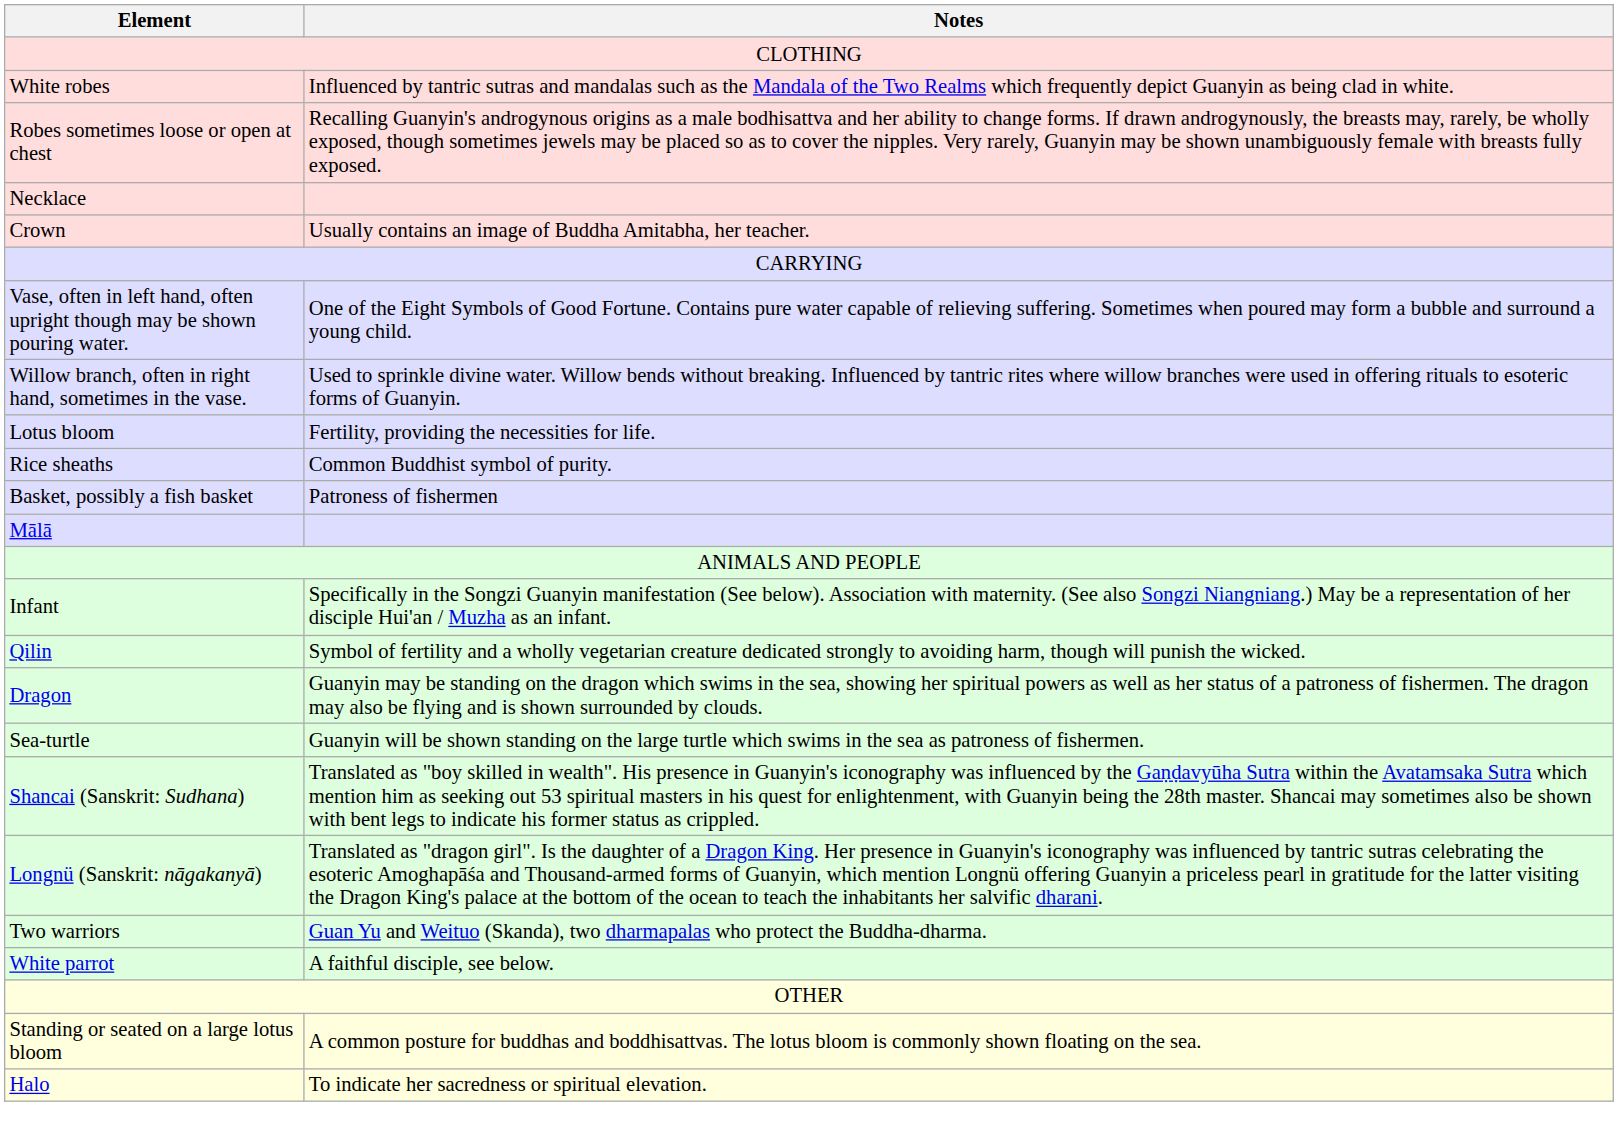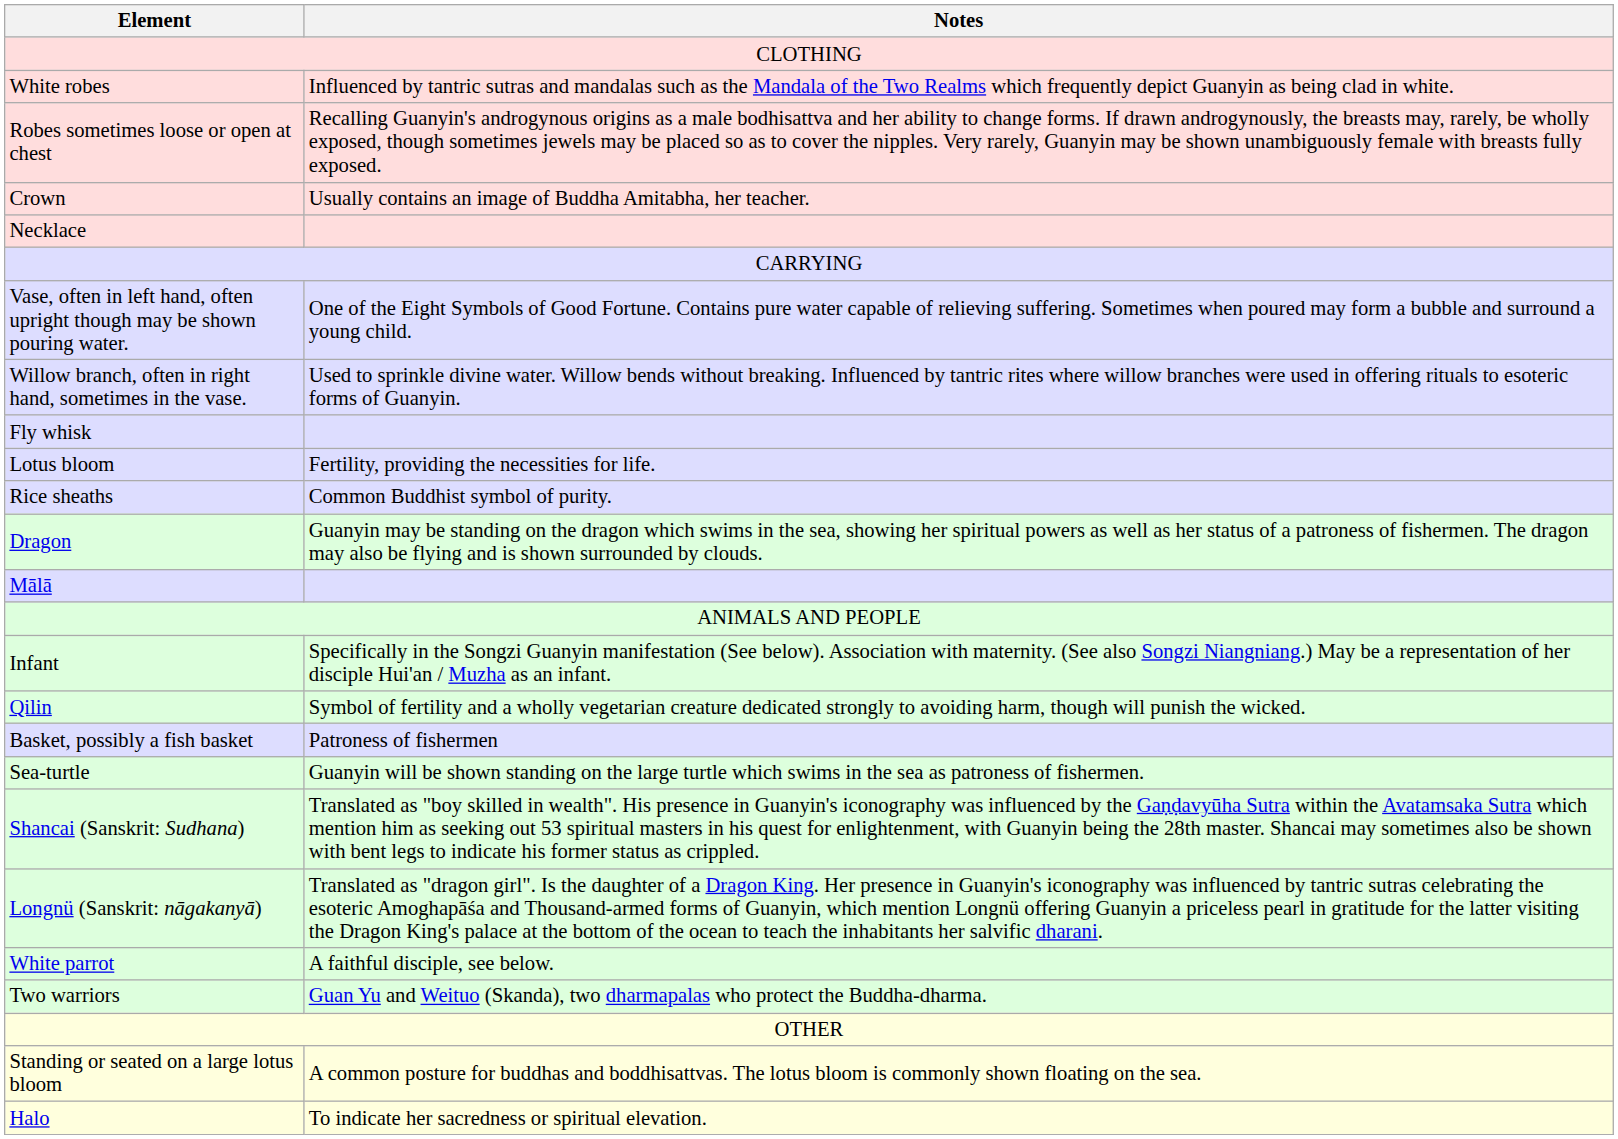rows swapped: (48, 198) <-> (37, 230)
+ row: (50, 431)
rows swapped: (131, 497) <-> (40, 695)
rows swapped: (65, 930) <-> (62, 963)
